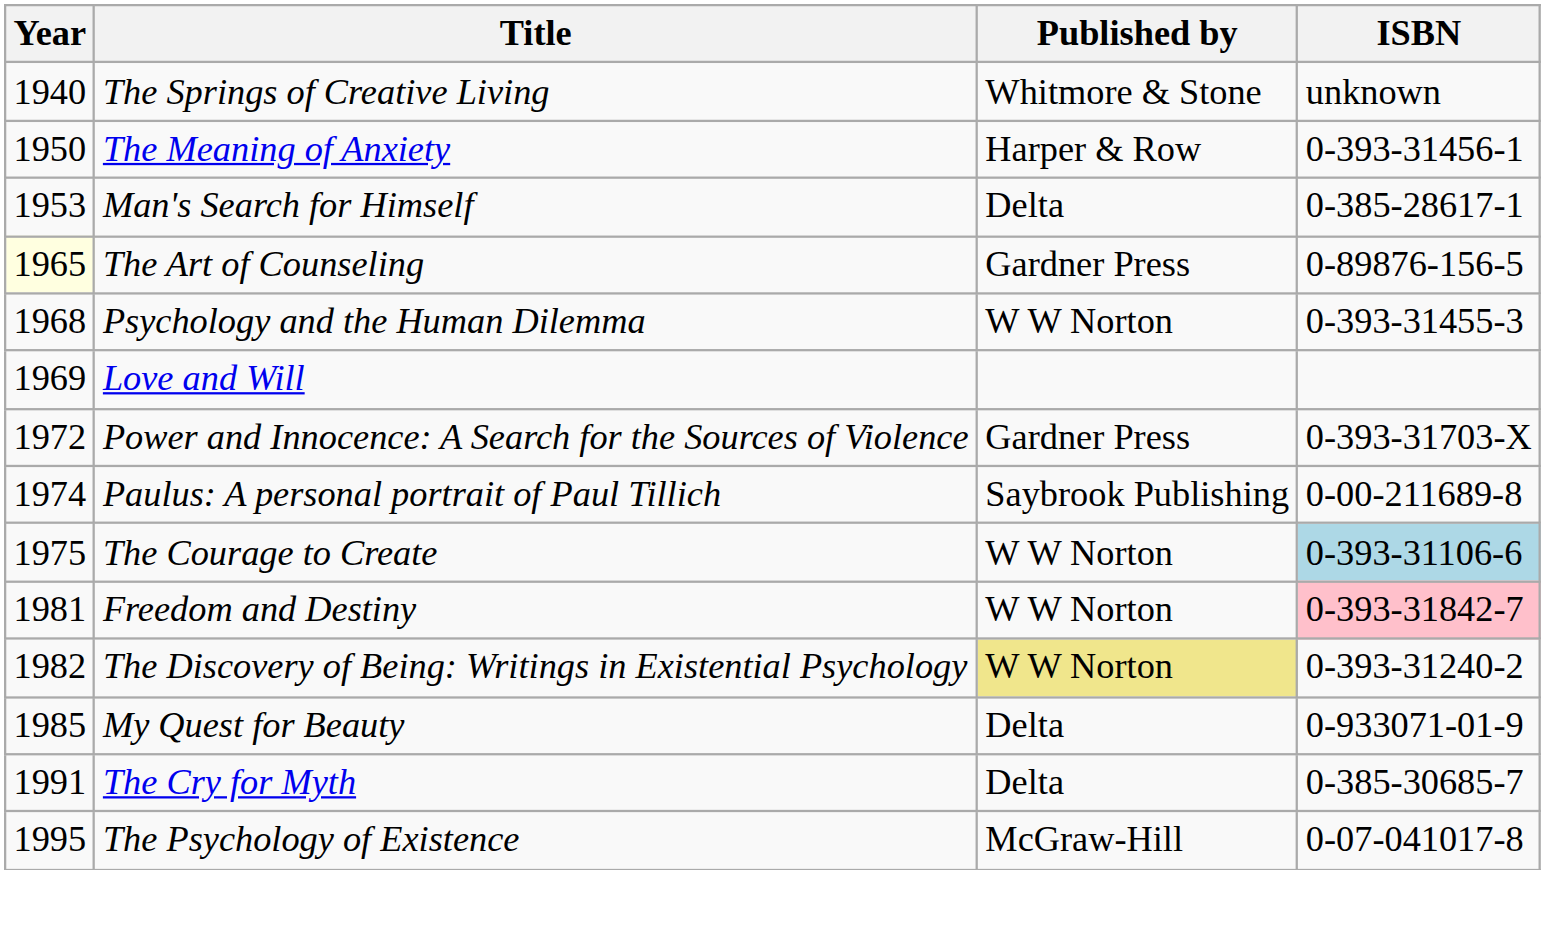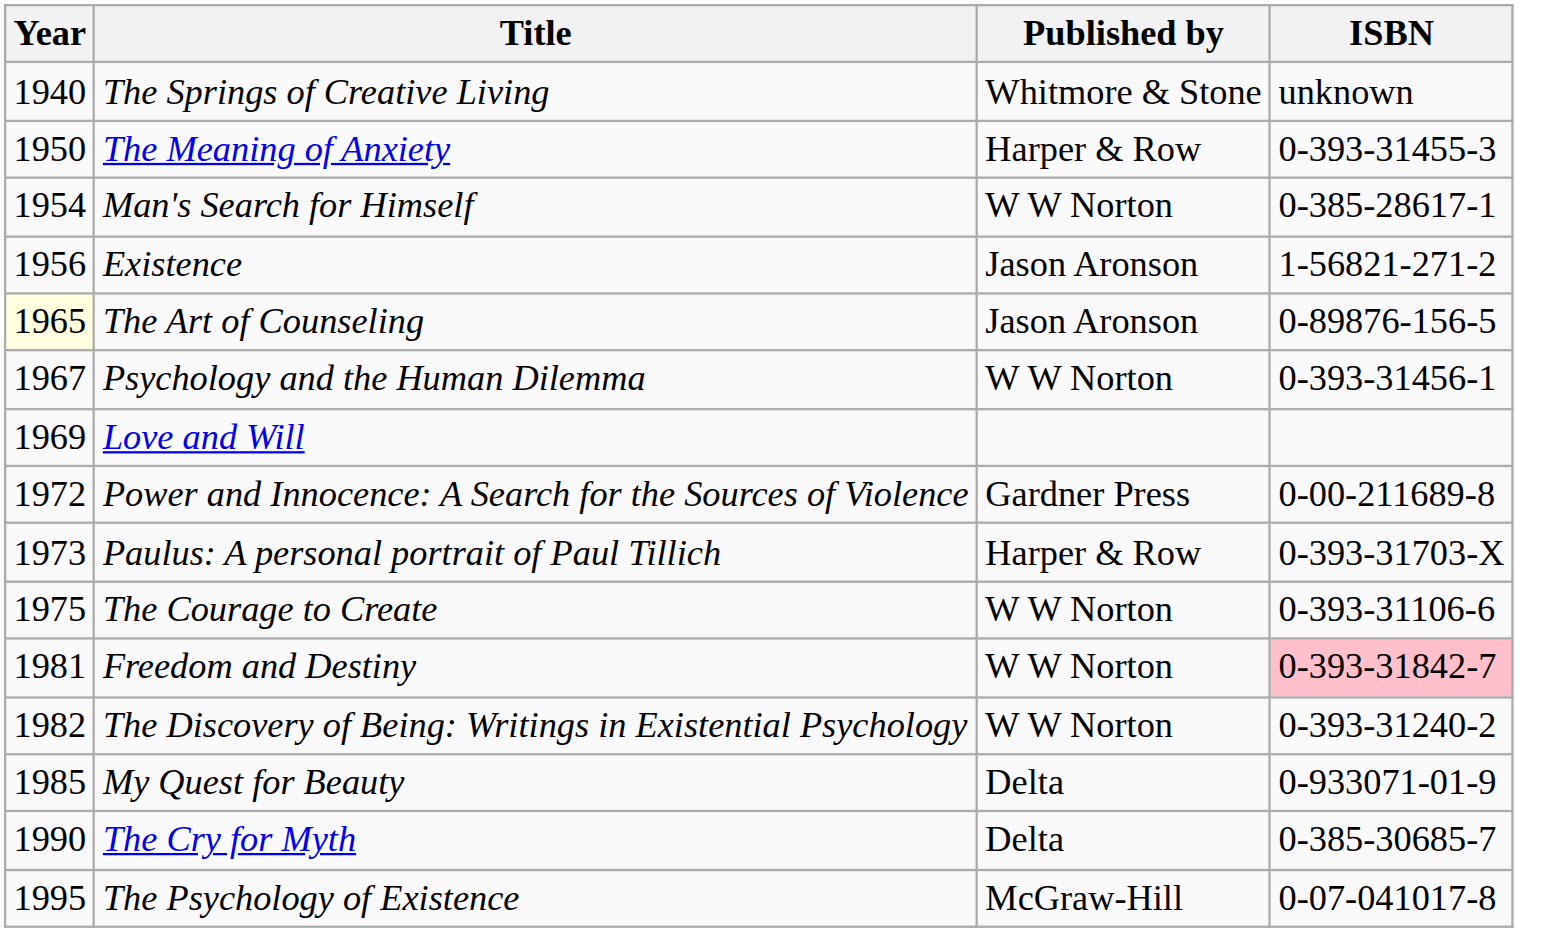(1415, 148) 0-393-31456-1 -> (1387, 148) 0-393-31455-3
(50, 206) 1953 -> (50, 206) 1954
(1025, 206) Delta -> (1079, 206) W W Norton
+ row: (172, 263)
(1088, 263) Gardner Press -> (1092, 321) Jason Aronson
(50, 321) 1968 -> (50, 378) 1967
(1415, 321) 0-393-31455-3 -> (1387, 378) 0-393-31456-1
(1419, 436) 0-393-31703-X -> (1387, 494) 0-00-211689-8
(50, 494) 1974 -> (50, 551) 1973
(1137, 494) Saybrook Publishing -> (1093, 551) Harper & Row
(1414, 494) 0-00-211689-8 -> (1391, 551) 0-393-31703-X
(1414, 551) lightblue background -> (1387, 609) no background
(1079, 666) khaki background -> (1079, 724) no background
(50, 782) 1991 -> (50, 839) 1990
